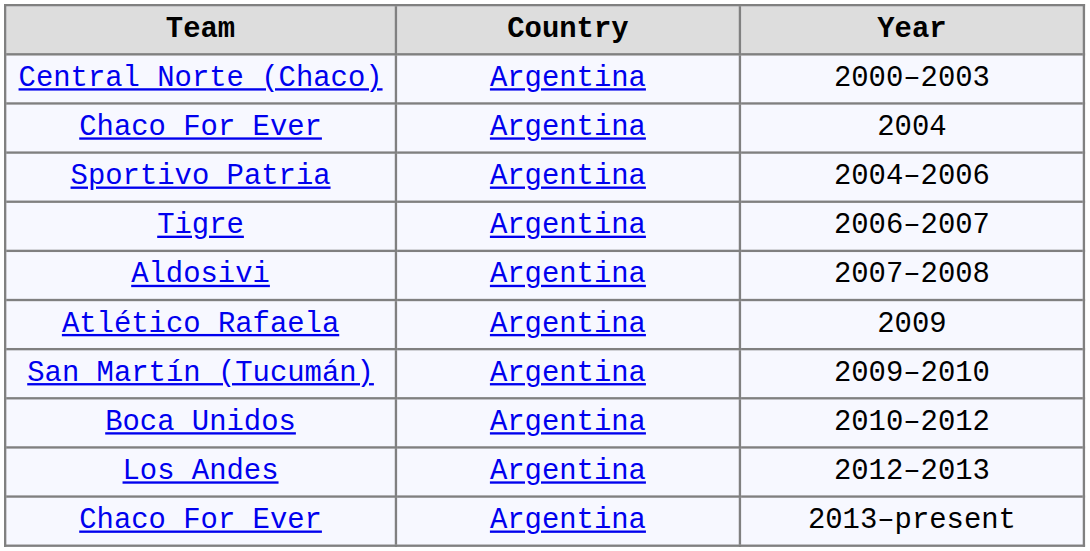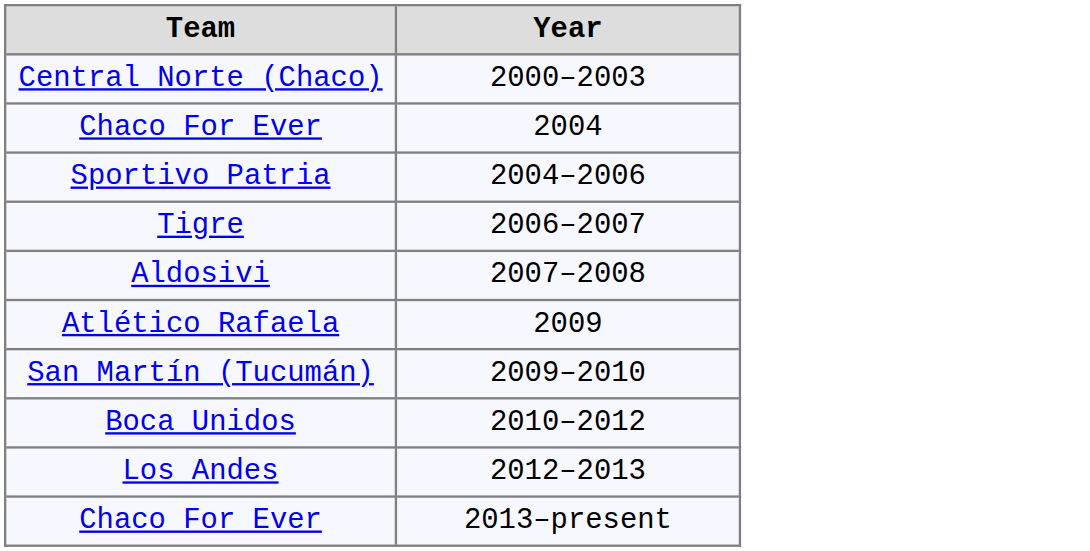- column: (568, 30)
